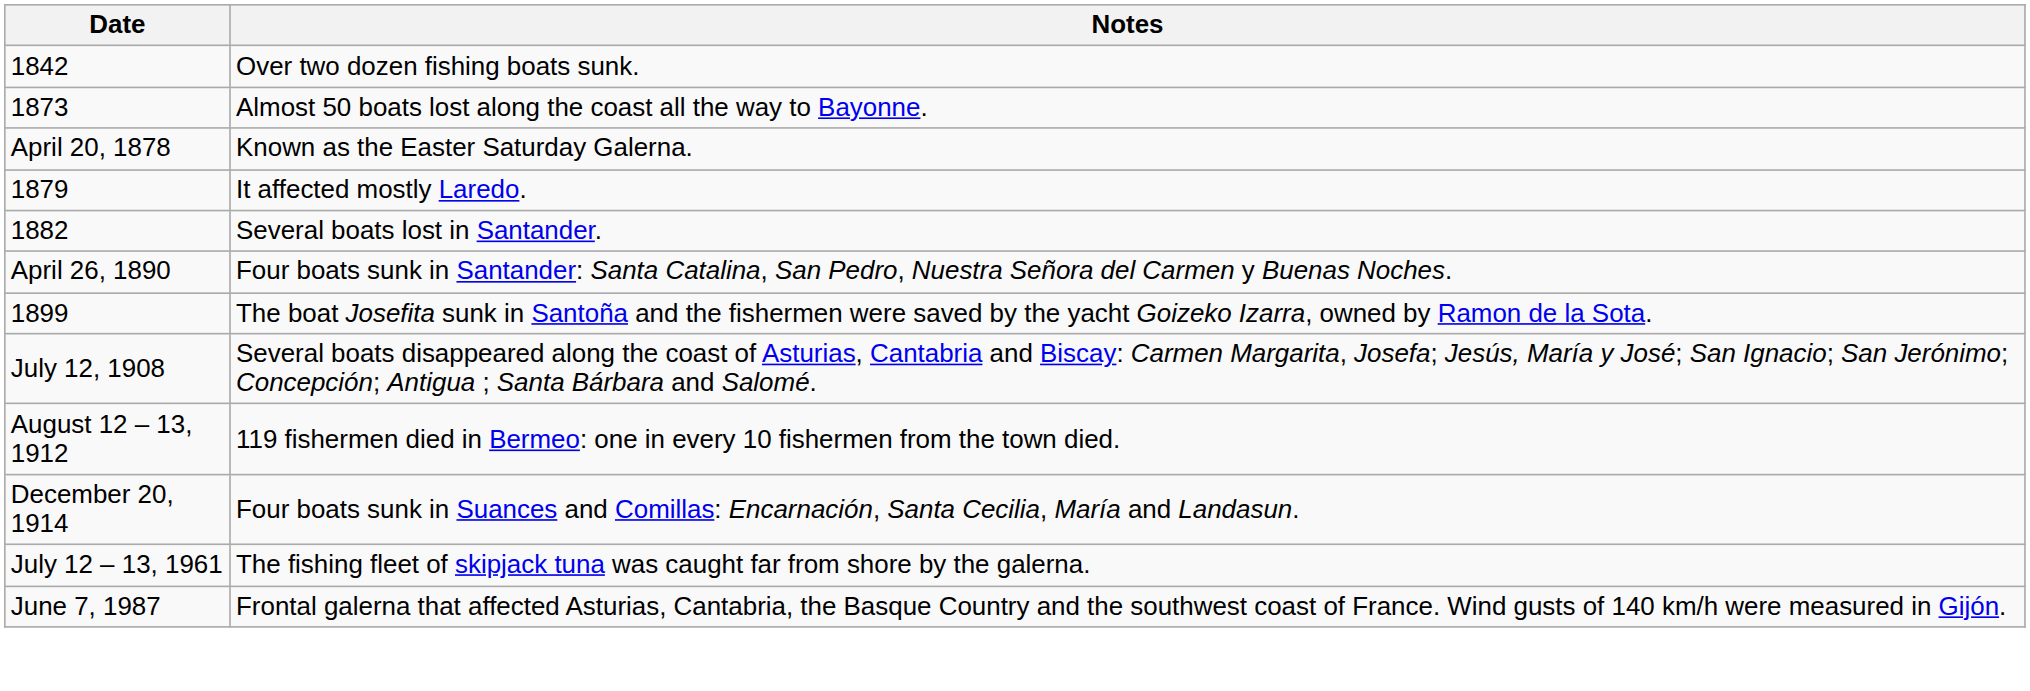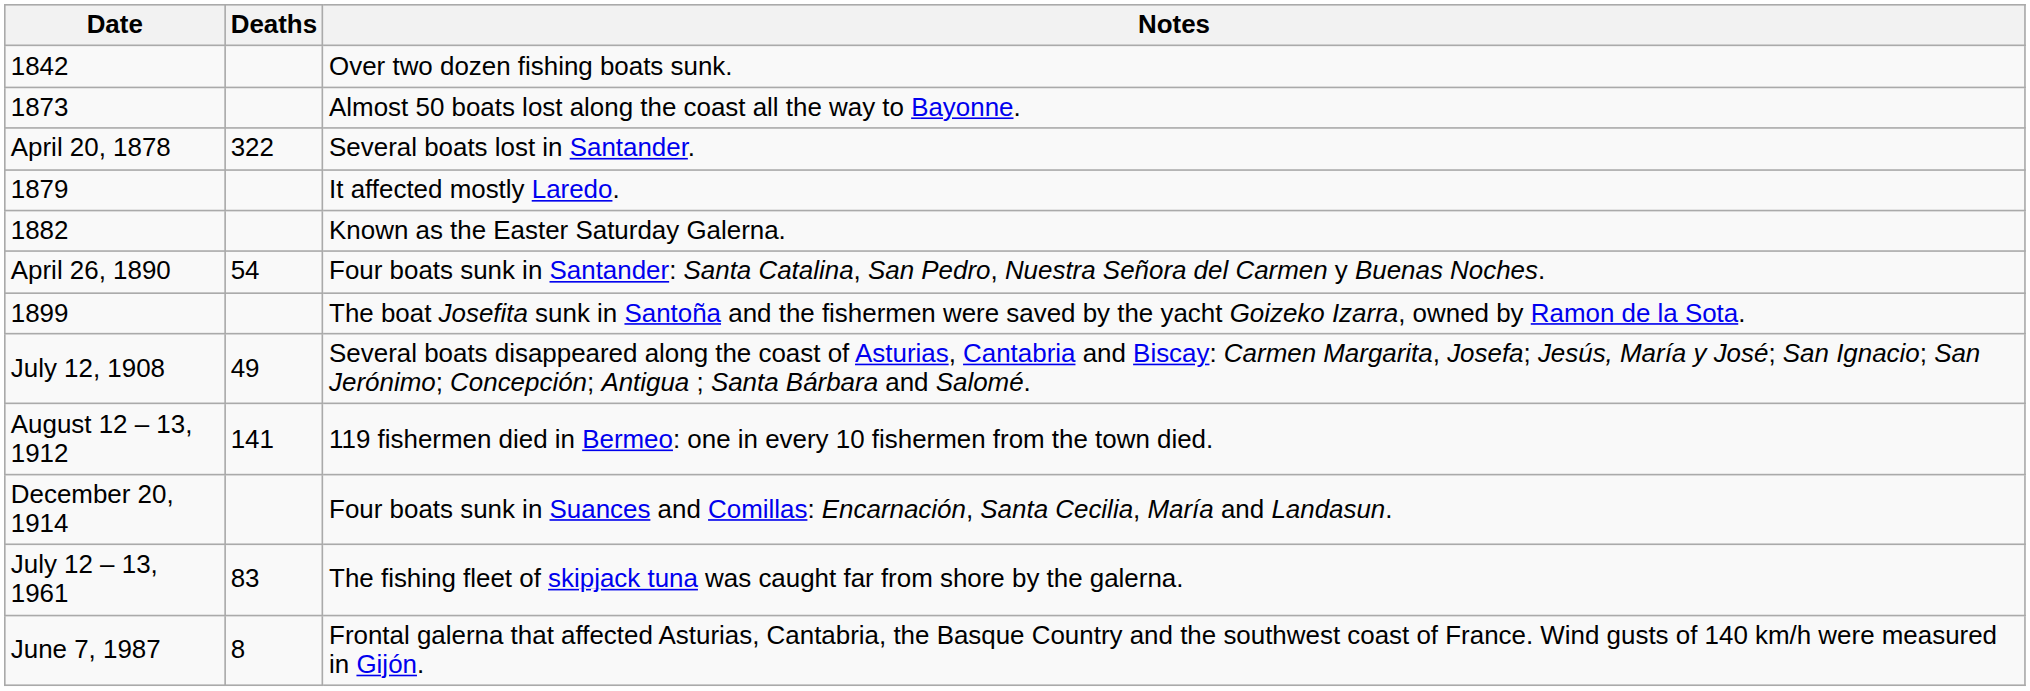+ column: (274, 25)
(464, 148) Known as the Easter Saturday Galerna. -> (512, 148) Several boats lost in Santander.
(419, 230) Several boats lost in Santander. -> (557, 230) Known as the Easter Saturday Galerna.
